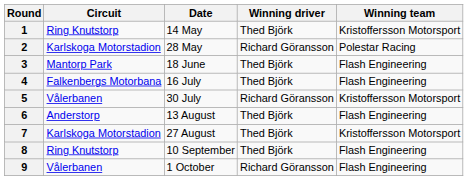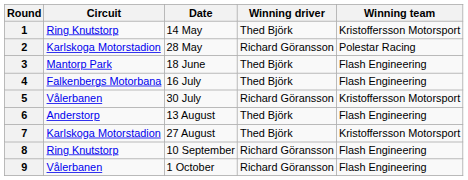(266, 150) Thed Björk -> (287, 150) Richard Göransson
